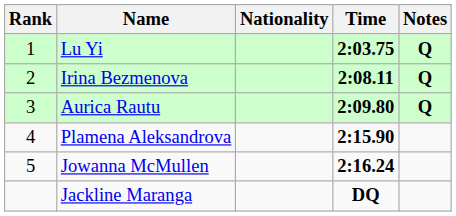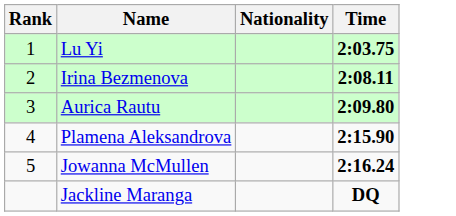- column: (425, 19)
